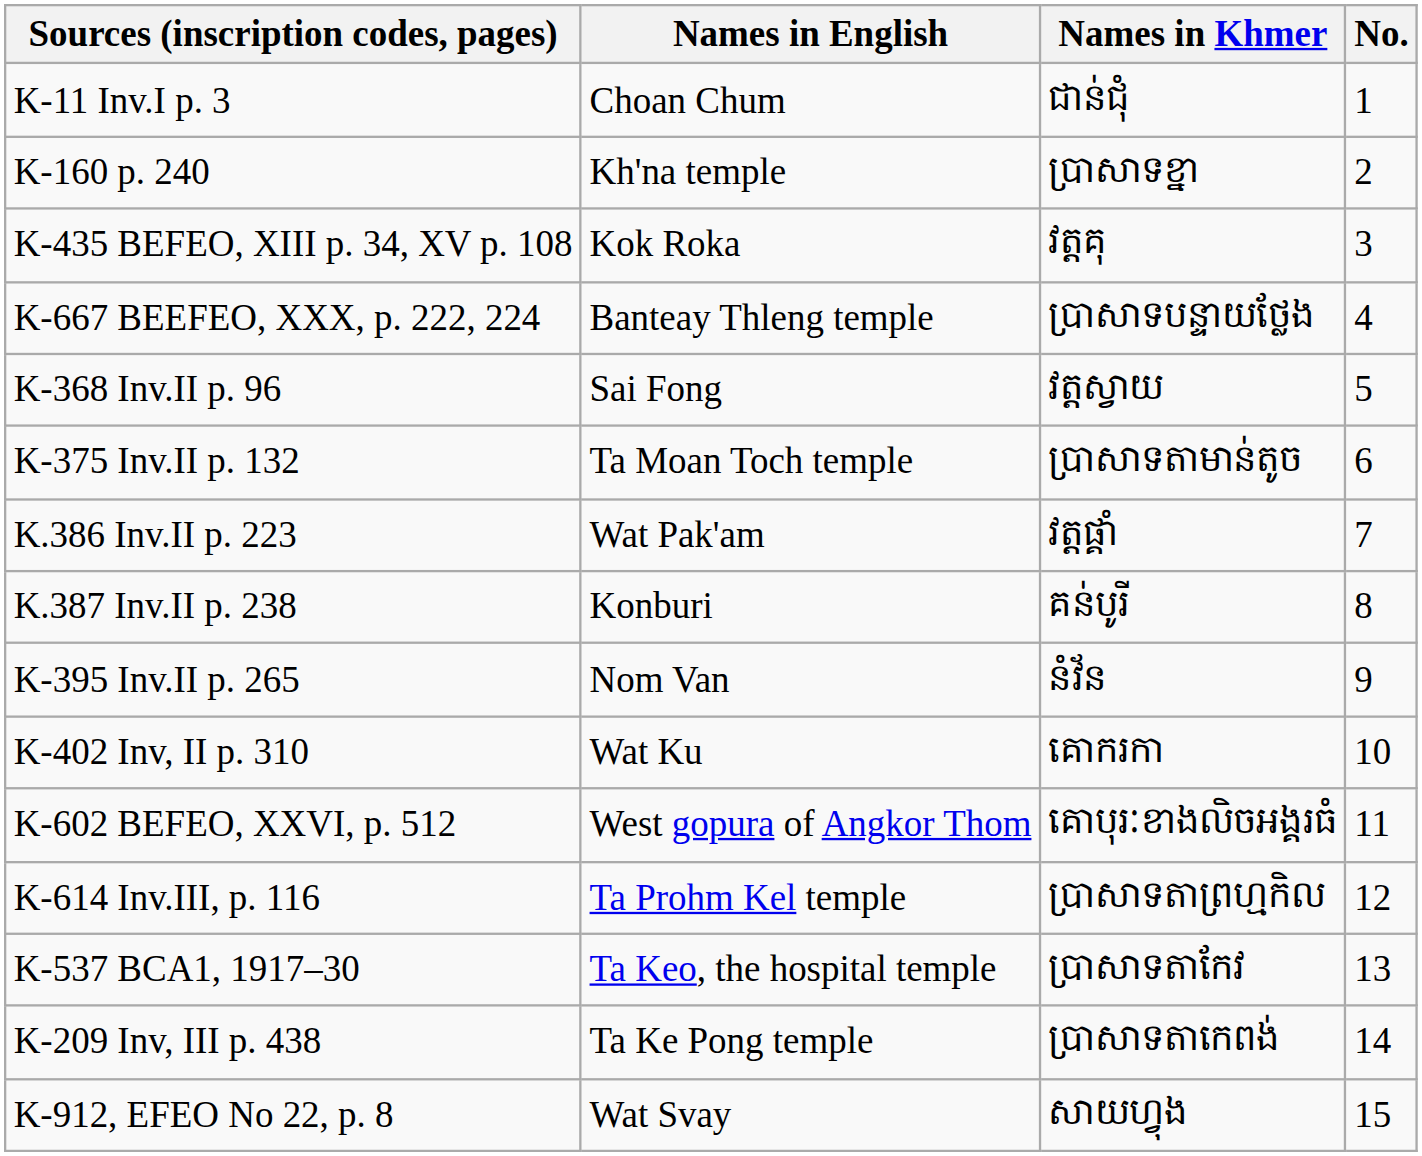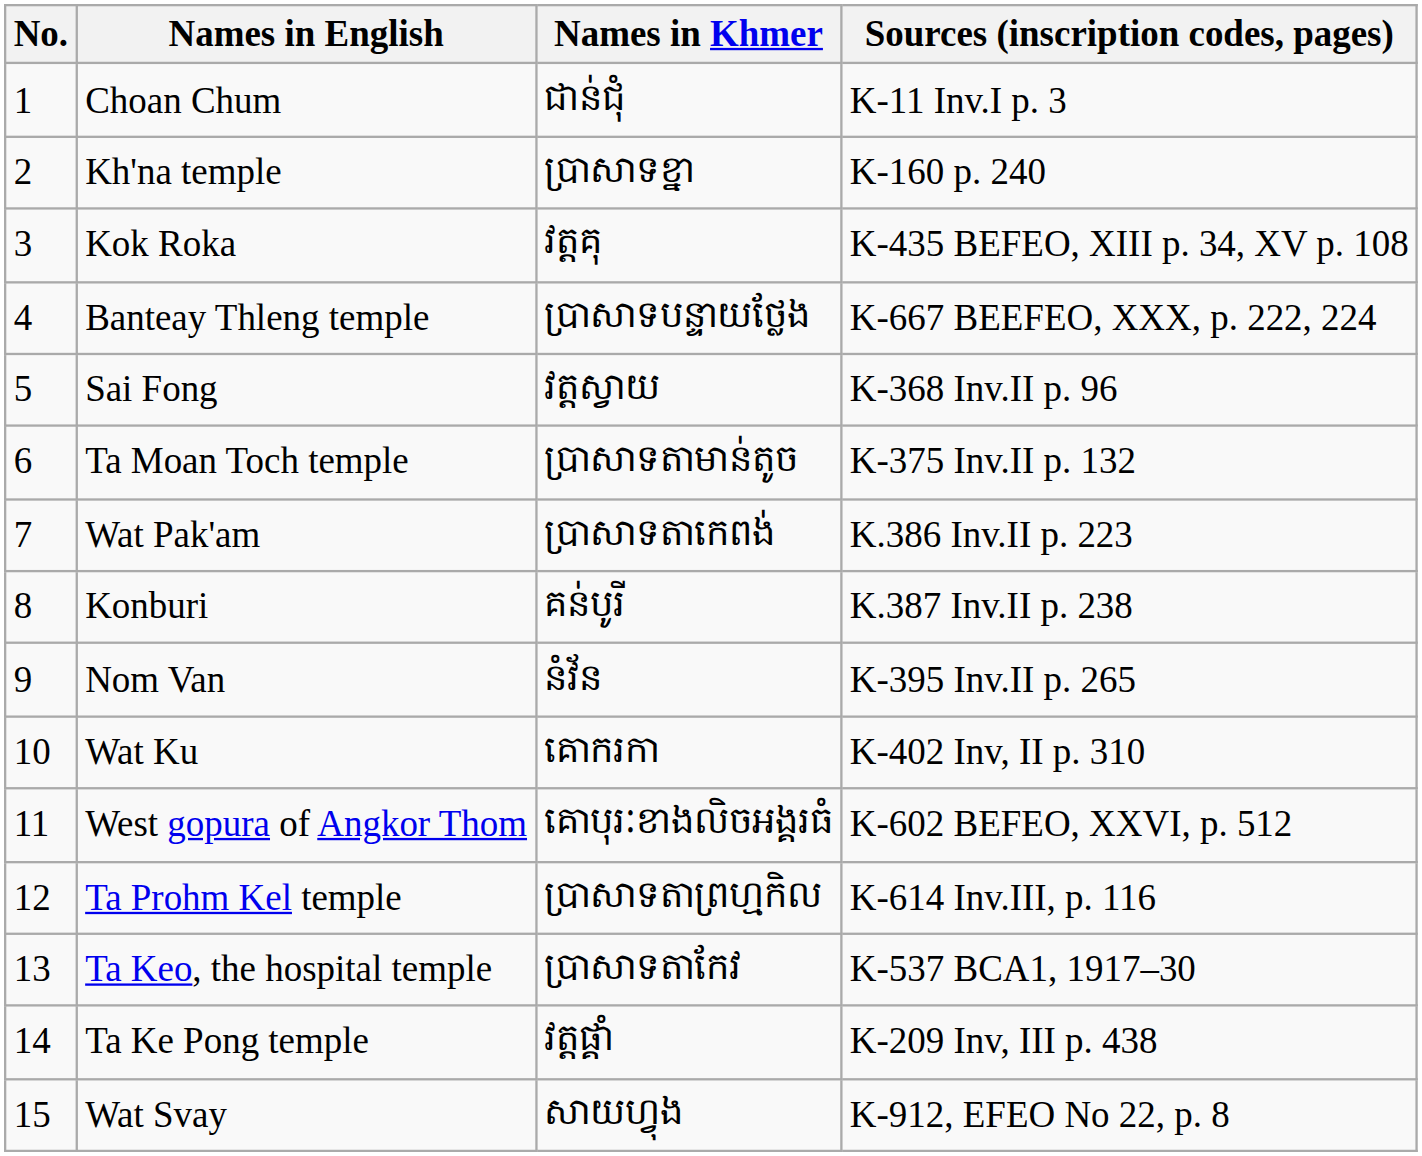columns swapped: (1381, 33) <-> (293, 33)
(1083, 531) វត្តផ្គាំ -> (660, 531) ប្រាសាទតាកេពង់
(1164, 1039) ប្រាសាទតាកេពង់ -> (579, 1039) វត្តផ្គាំ
